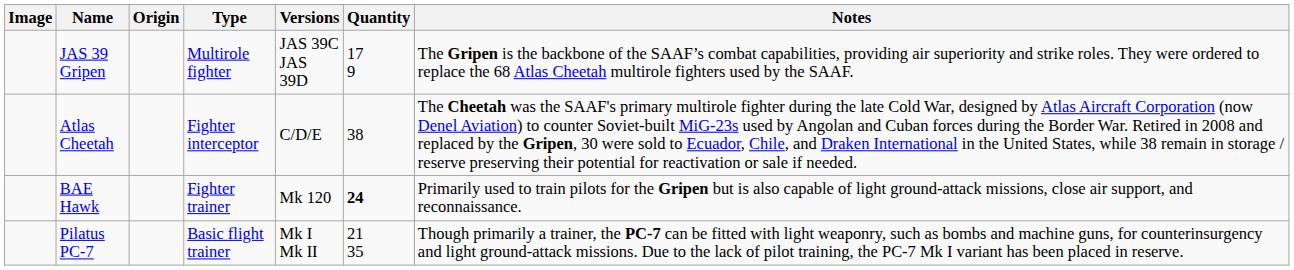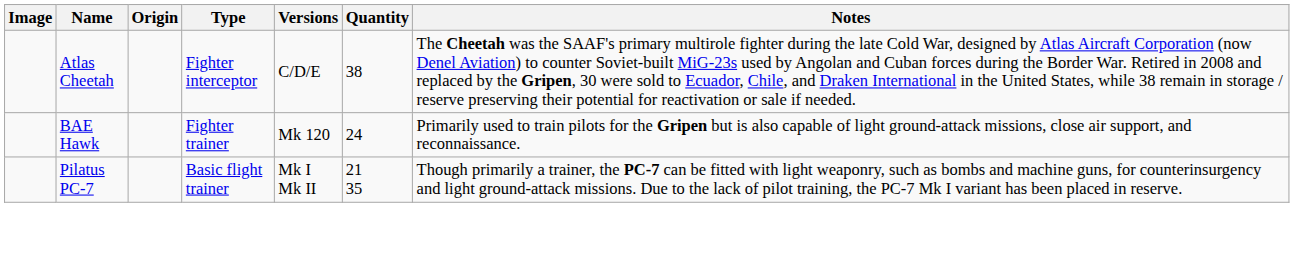- row: (84, 62)
(355, 197) bold -> (354, 134) normal
